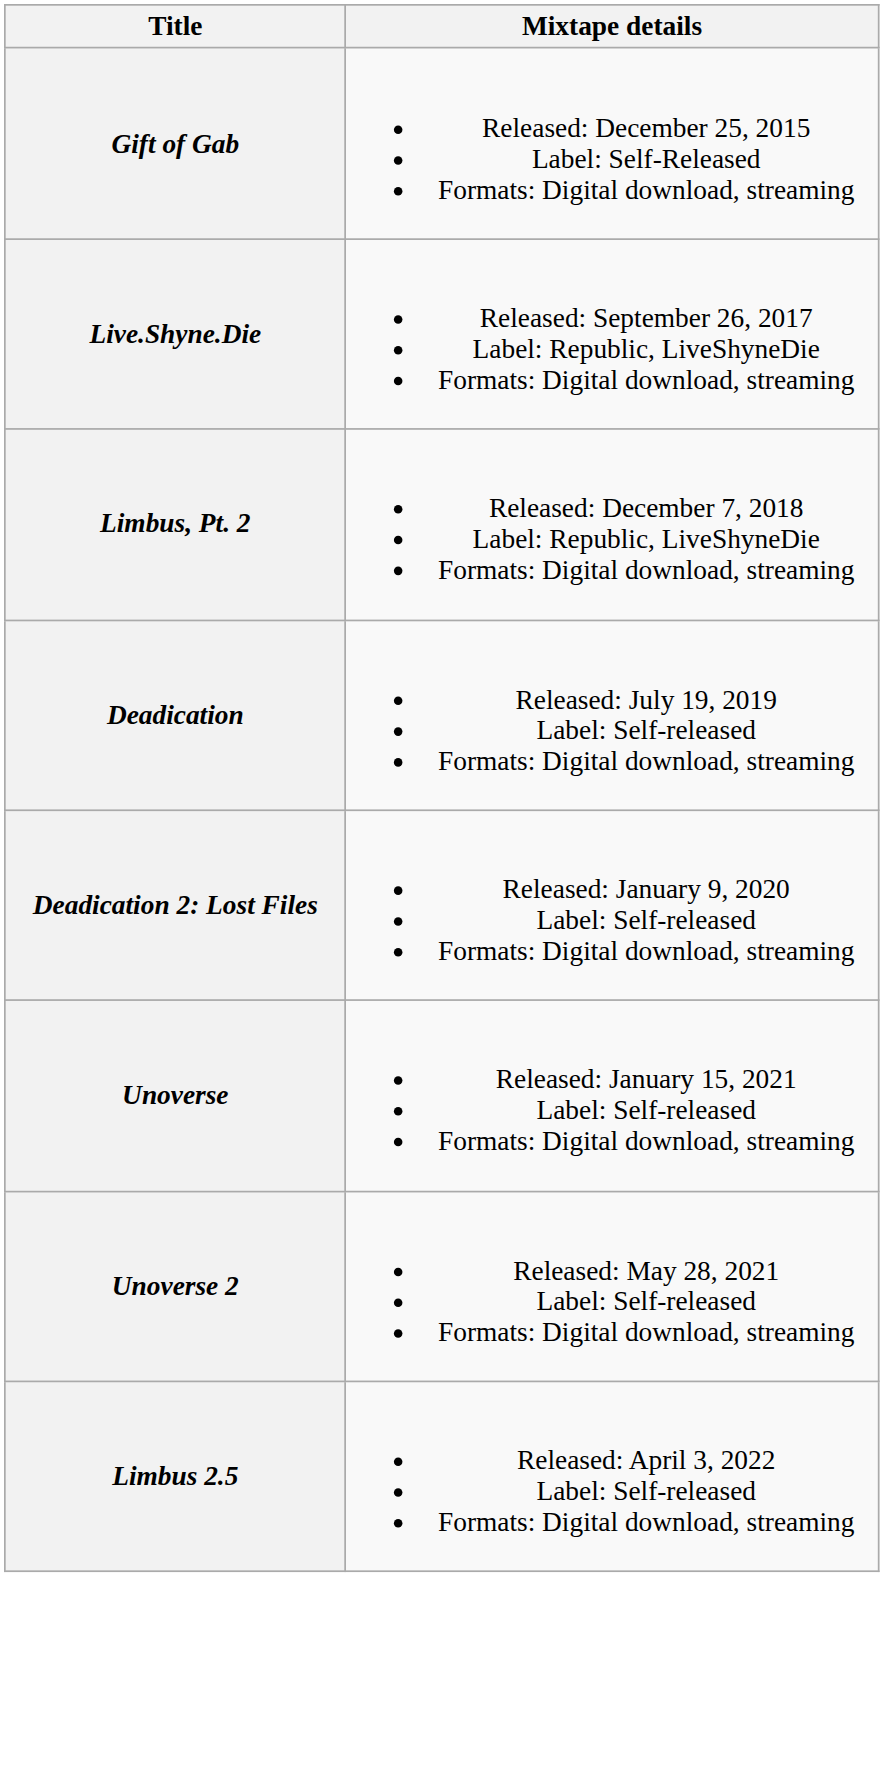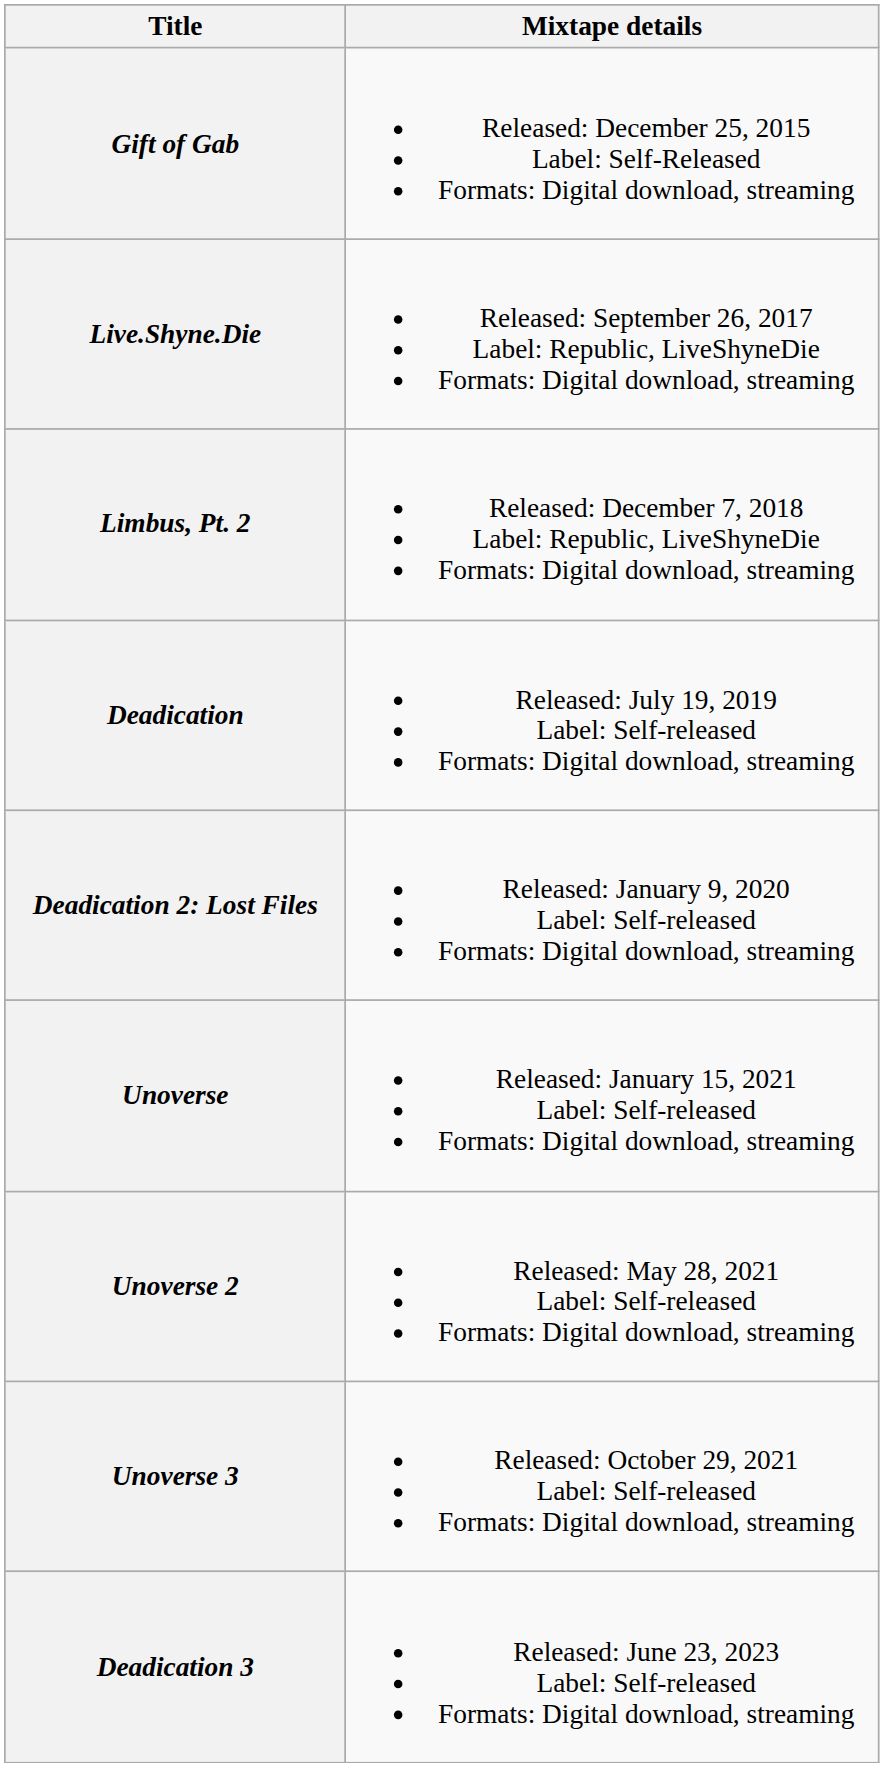+ row: (175, 1476)
- row: (175, 1476)
+ row: (175, 1666)
